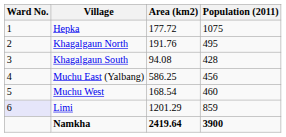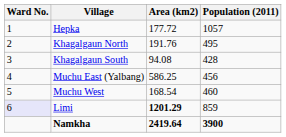(213, 28) 1075 -> (213, 28) 1057
(165, 108) normal -> (165, 108) bold
